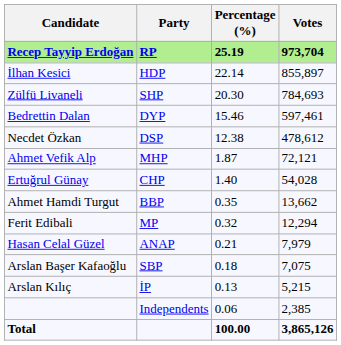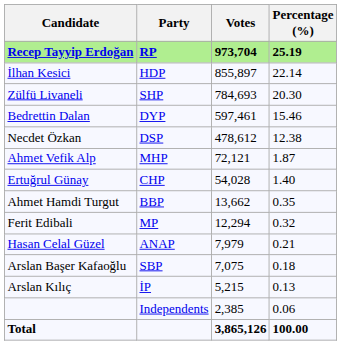columns swapped: (308, 23) <-> (245, 23)
